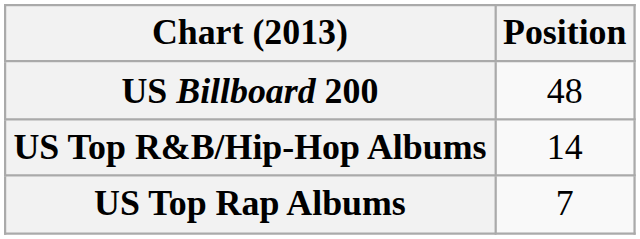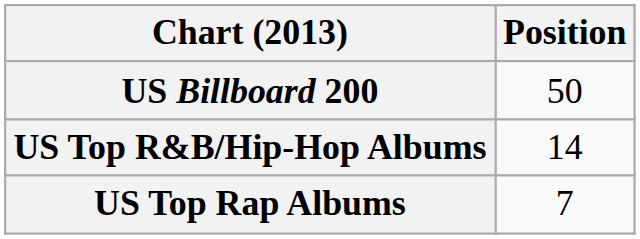(565, 89) 48 -> (565, 89) 50
